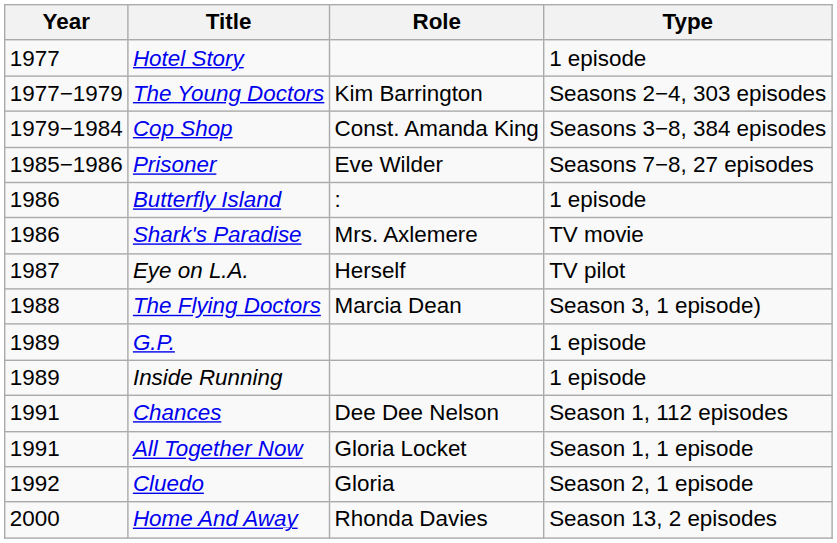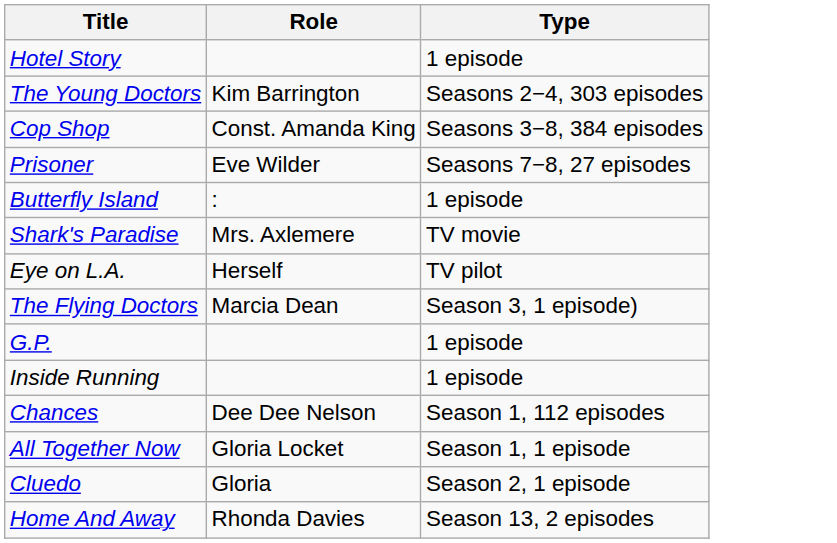- column: (66, 22)
